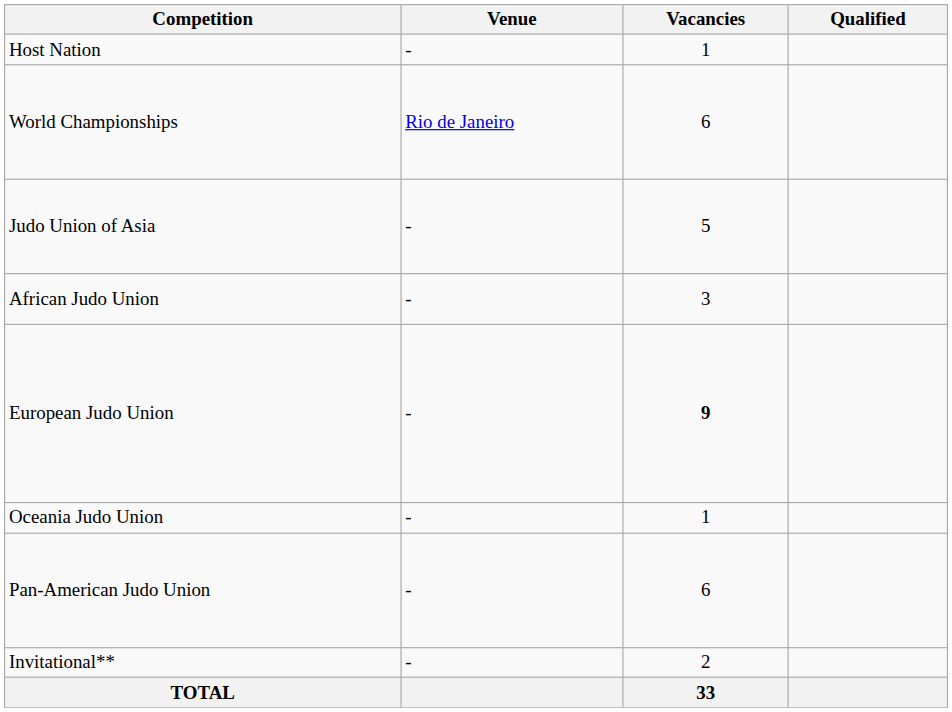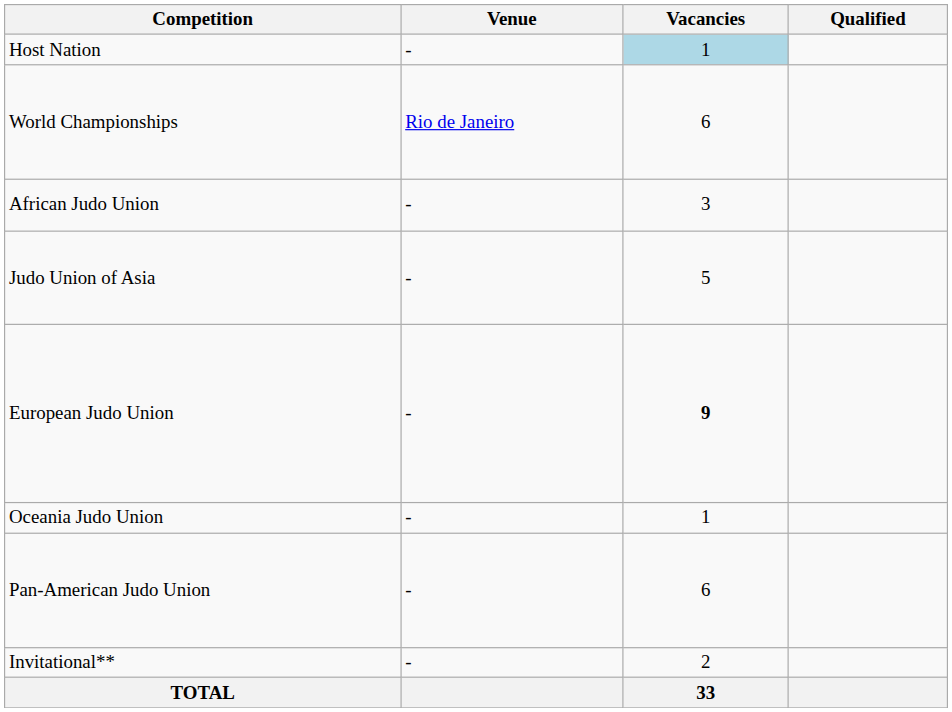(706, 49) no background -> (706, 49) lightblue background
rows swapped: (84, 298) <-> (82, 226)
